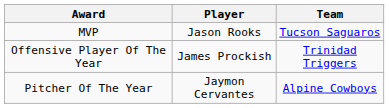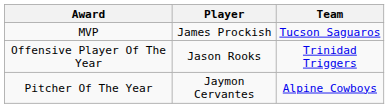(224, 32) Jason Rooks -> (224, 32) James Prockish
(224, 56) James Prockish -> (224, 56) Jason Rooks
